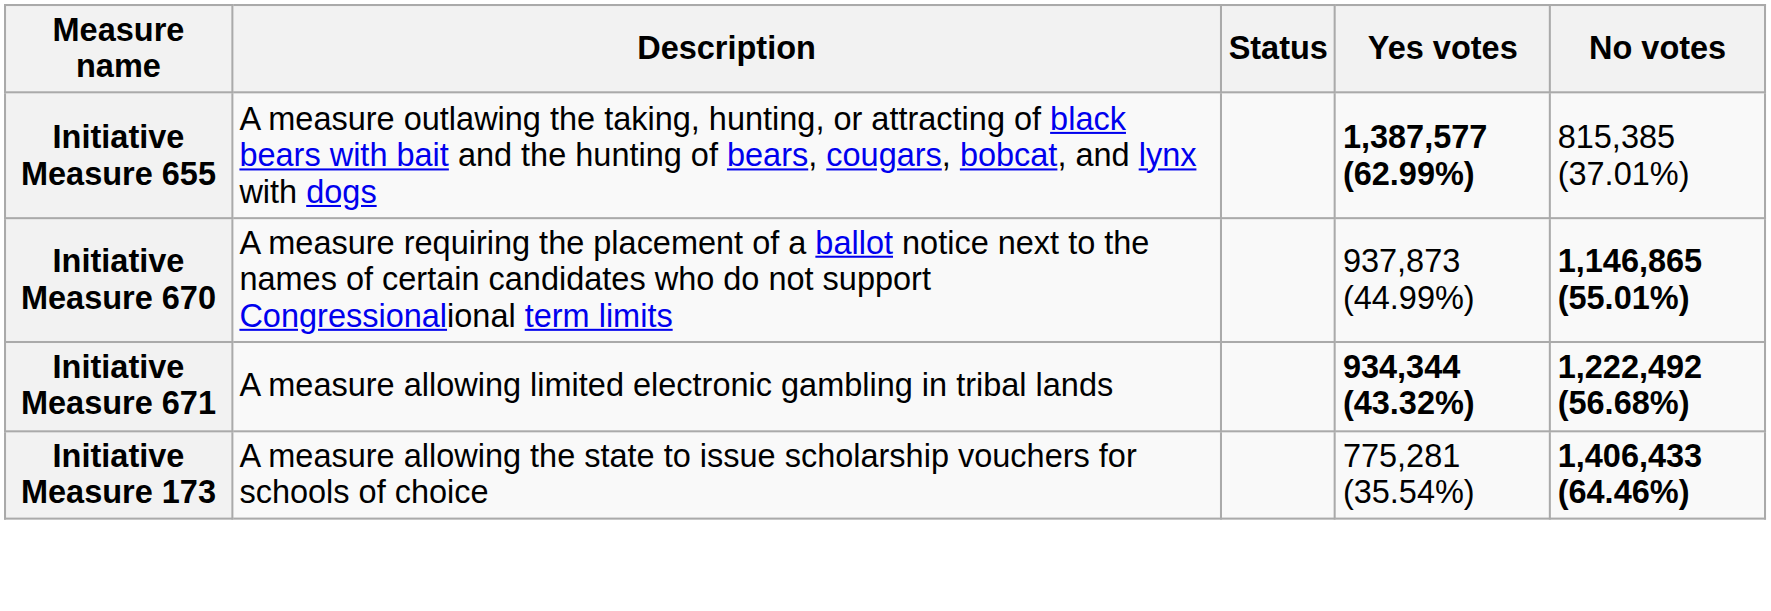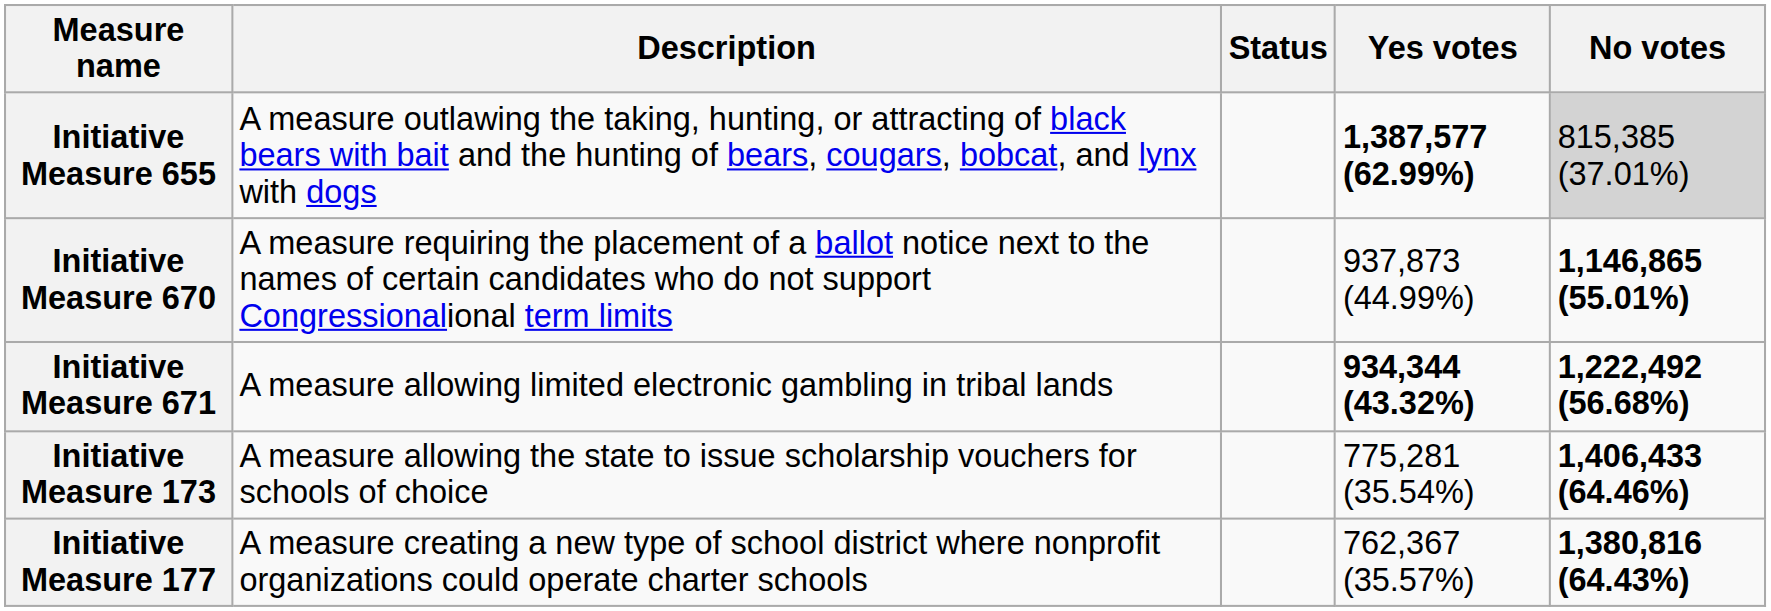(1624, 154) no background -> (1624, 154) lightgrey background
+ row: (118, 561)
